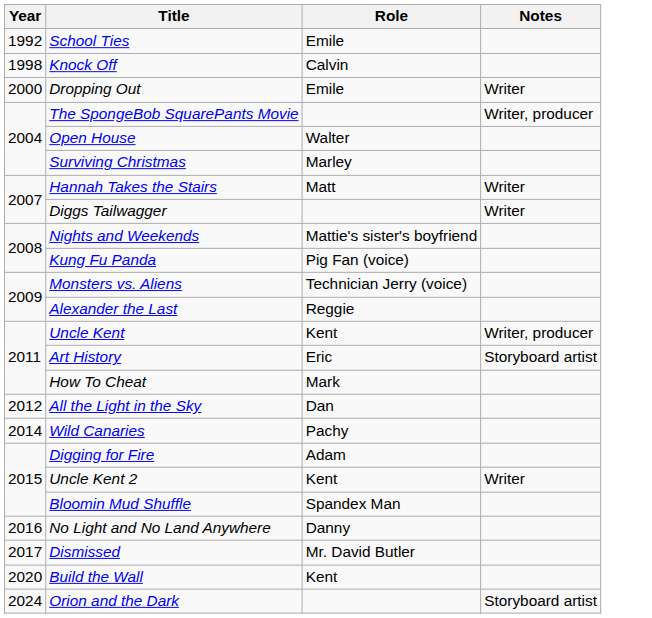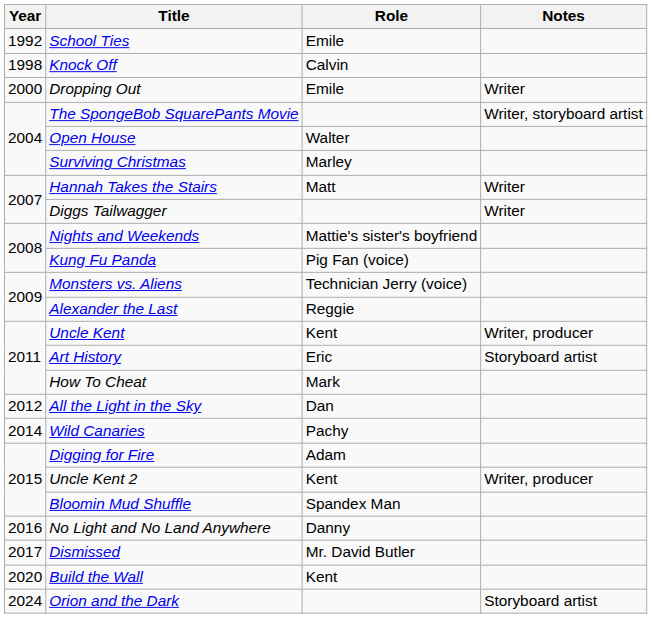(539, 114) Writer, producer -> (563, 114) Writer, storyboard artist
(505, 479) Writer -> (539, 479) Writer, producer
